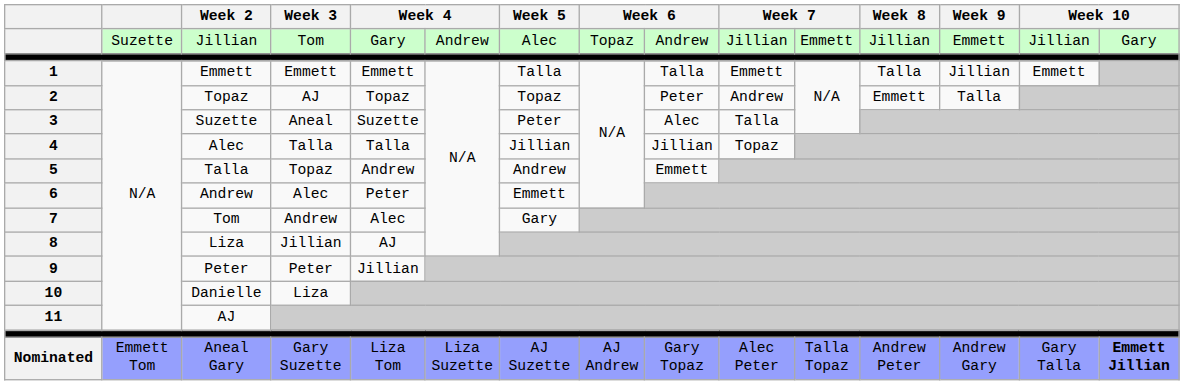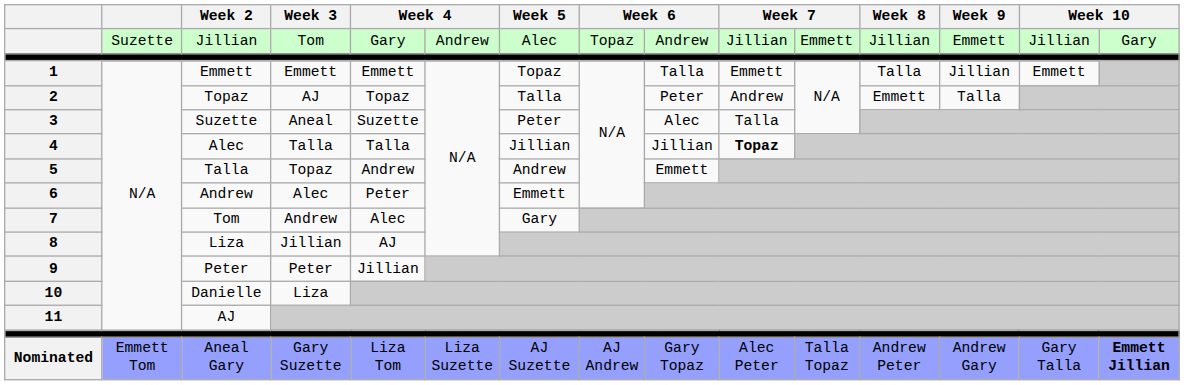(539, 72) Talla -> (539, 72) Topaz
(539, 97) Topaz -> (539, 97) Talla
(757, 146) normal -> (757, 146) bold
